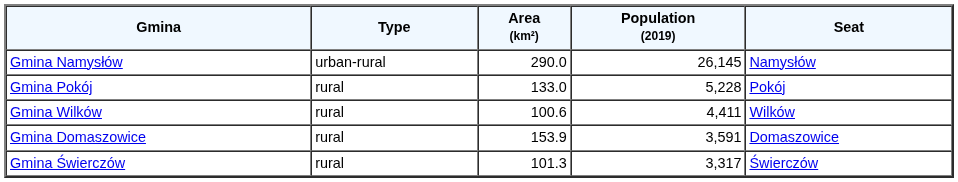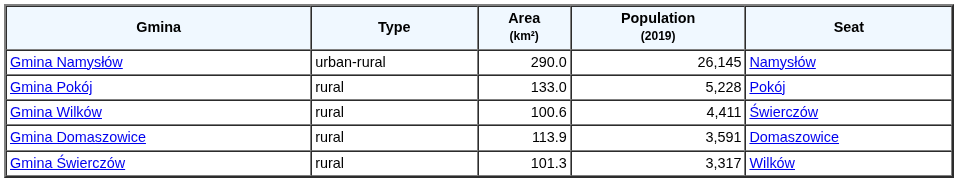(772, 112) Wilków -> (784, 112) Świerczów
(549, 137) 153.9 -> (549, 137) 113.9
(784, 163) Świerczów -> (772, 163) Wilków
